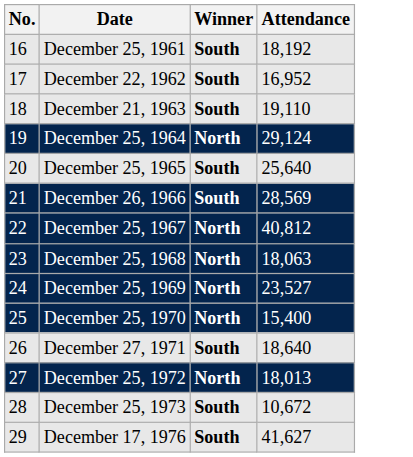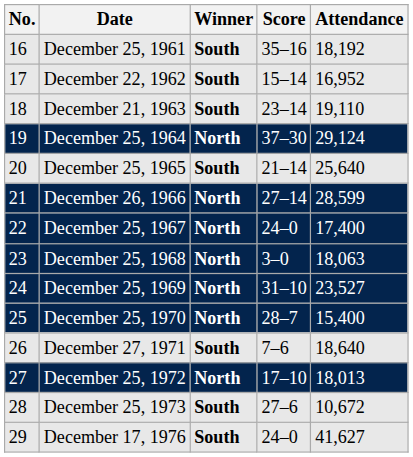+ column: (284, 19)
(217, 198) South -> (217, 198) North
(286, 198) 28,569 -> (340, 198) 28,599
(286, 228) 40,812 -> (340, 228) 17,400
